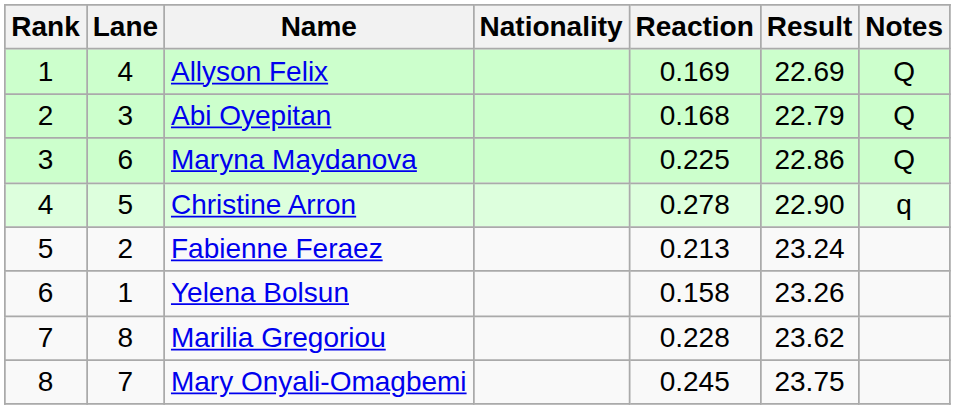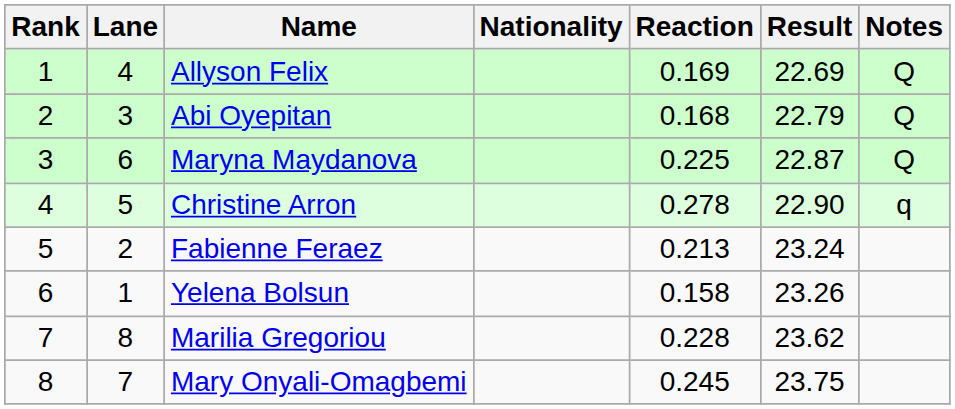(810, 159) 22.86 -> (810, 159) 22.87
